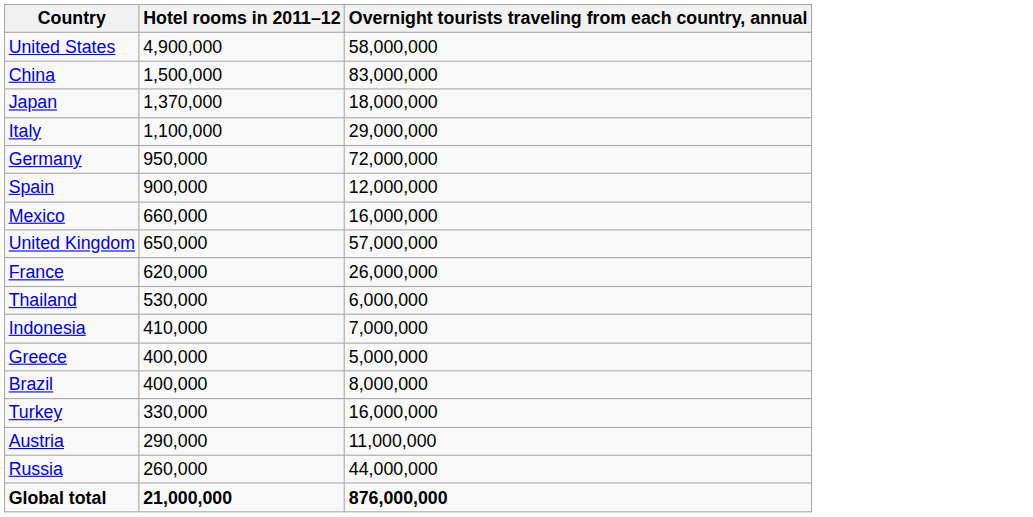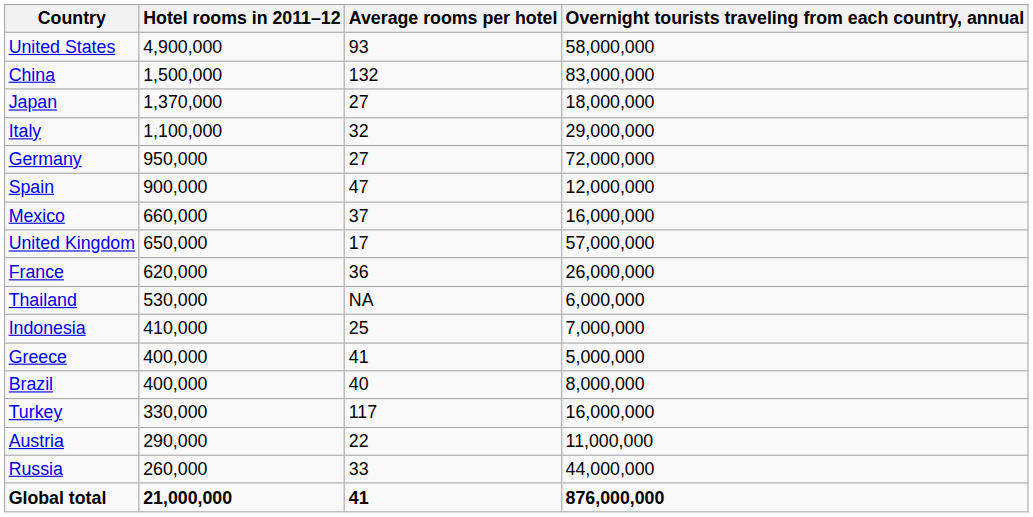+ column: (453, 18)
